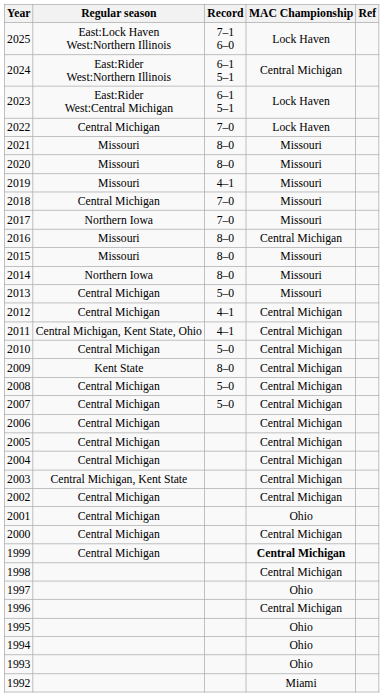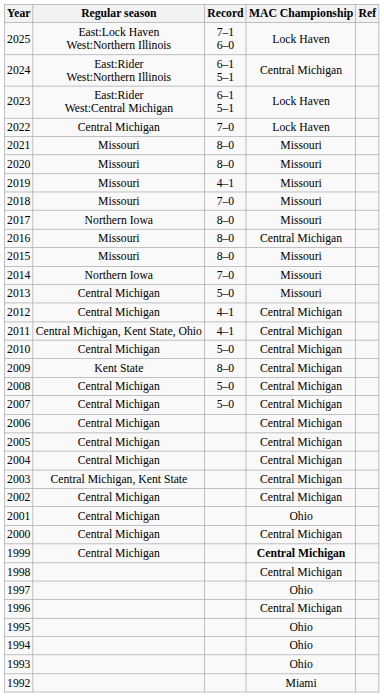(119, 201) Central Michigan -> (119, 201) Missouri
(225, 219) 7–0 -> (225, 219) 8–0
(225, 275) 8–0 -> (225, 275) 7–0
